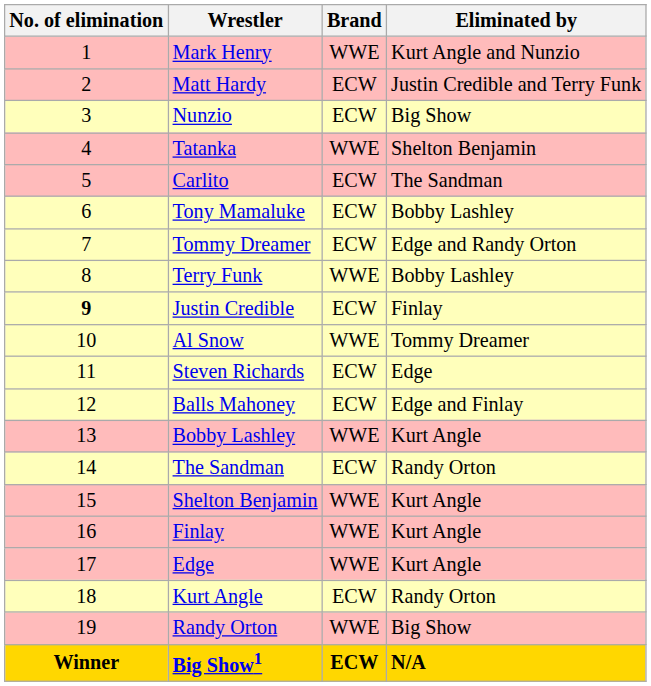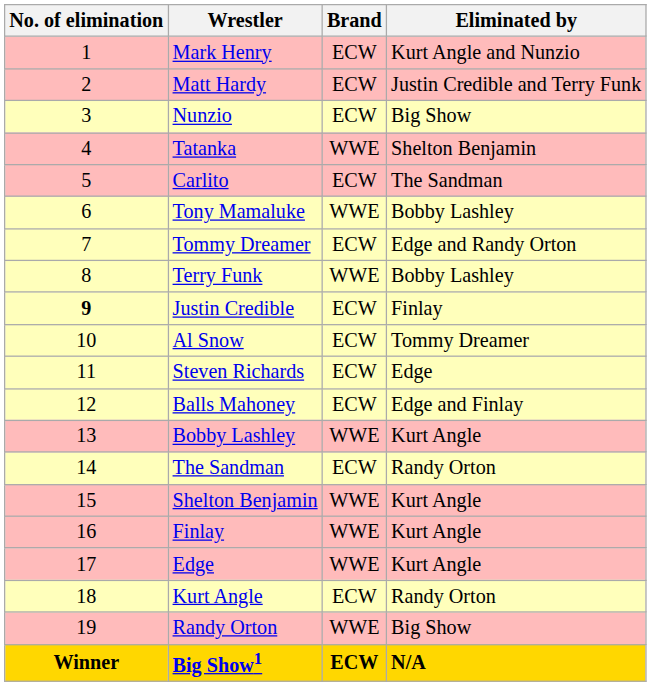(354, 52) WWE -> (354, 52) ECW
(354, 212) ECW -> (354, 212) WWE
(354, 340) WWE -> (354, 340) ECW
